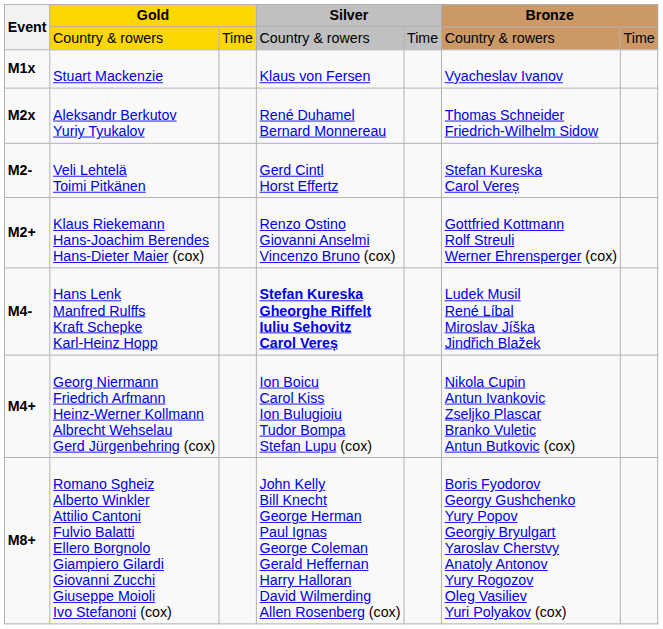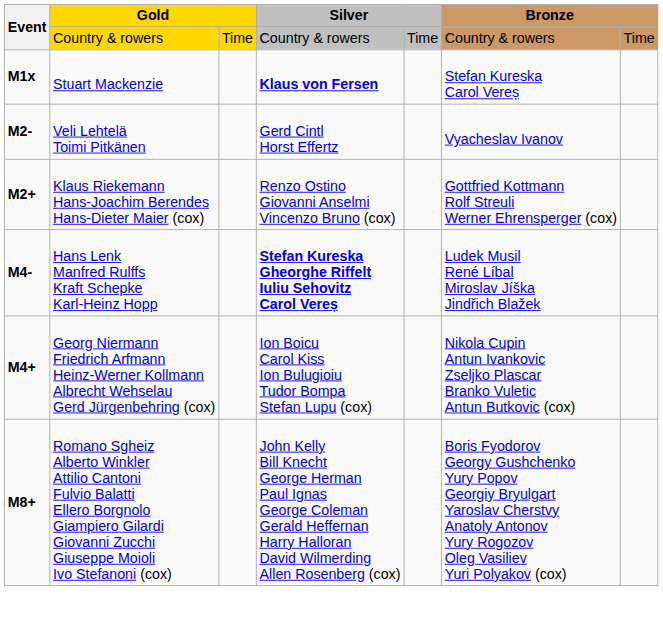(315, 76) normal -> (319, 84) bold
(504, 76) Vyacheslav Ivanov -> (493, 84) Stefan Kureska Carol Vereș
- row: (115, 123)
(493, 178) Stefan Kureska Carol Vereș -> (504, 139) Vyacheslav Ivanov
